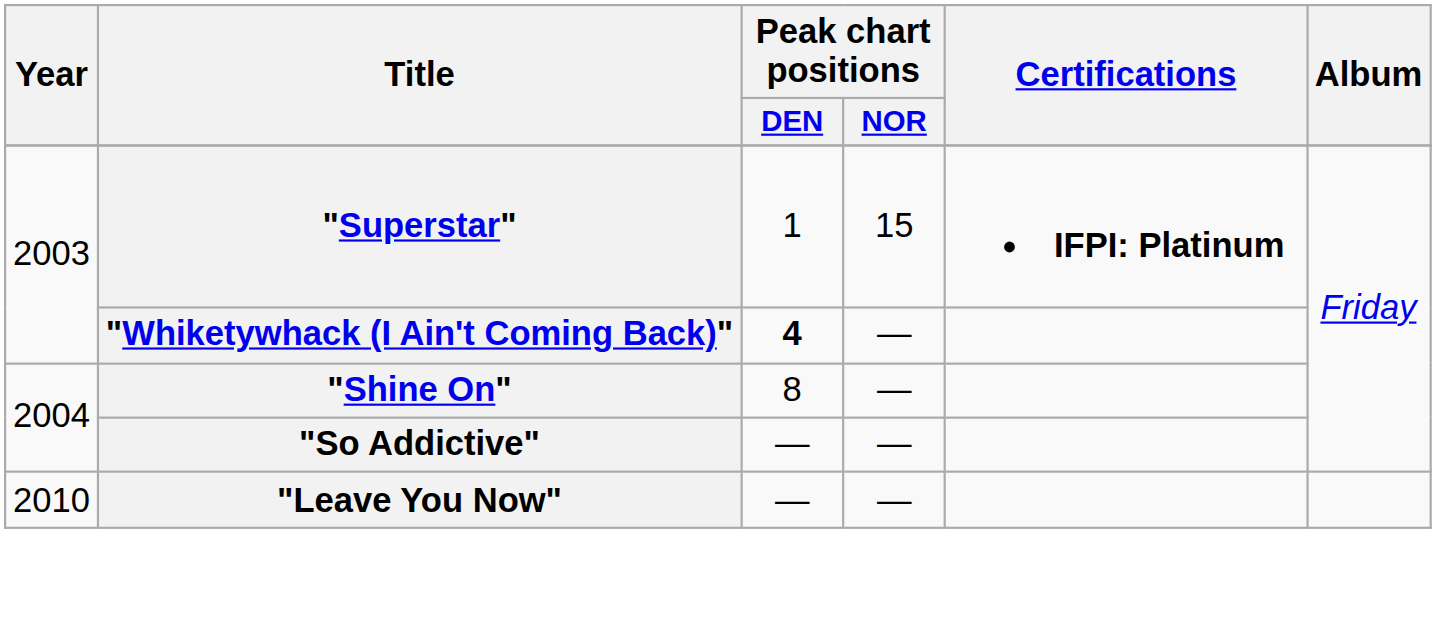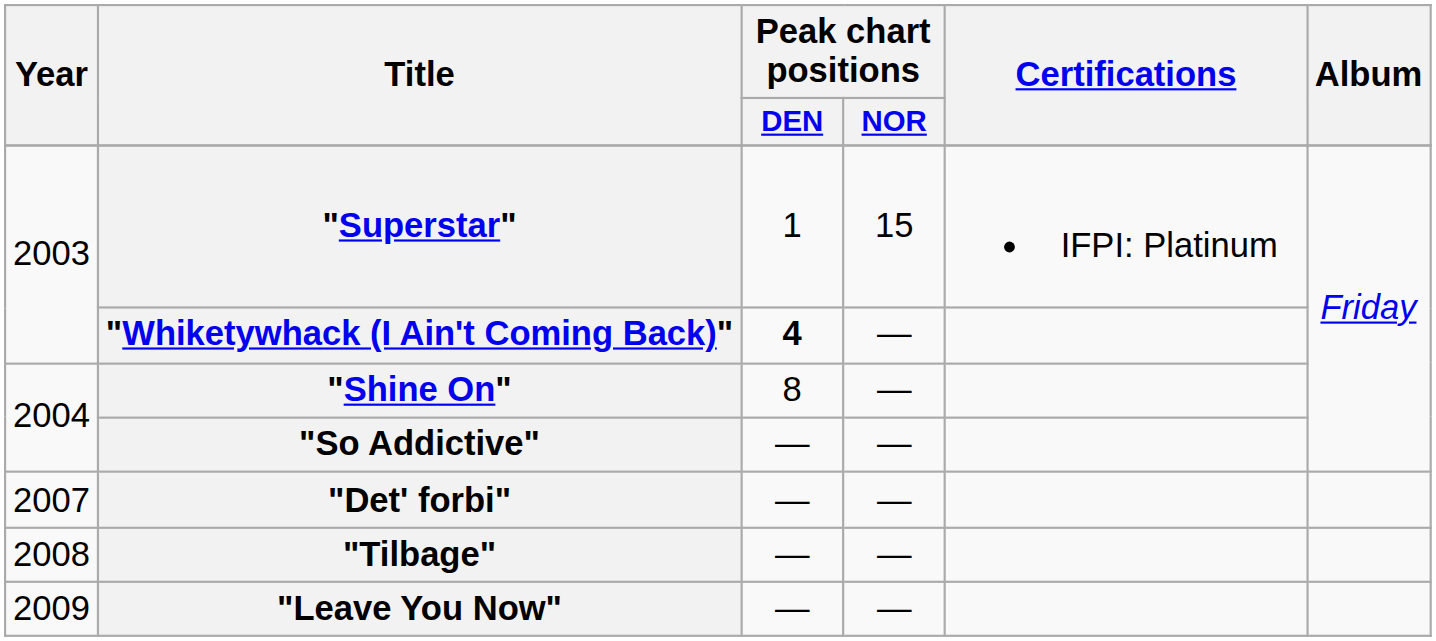(1126, 246) bold -> (1126, 246) normal
+ row: (420, 499)
+ row: (420, 553)
(51, 499) 2010 -> (51, 608) 2009
